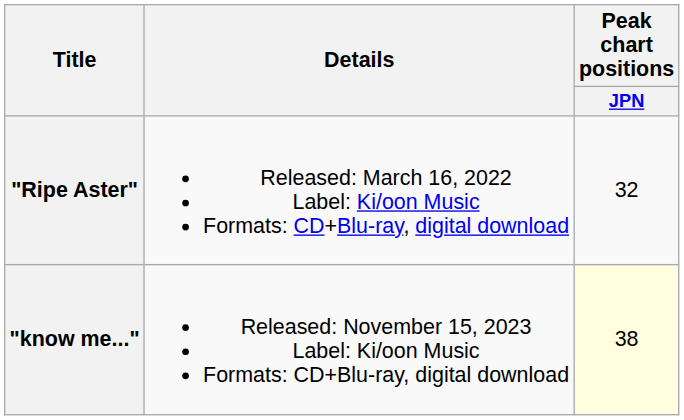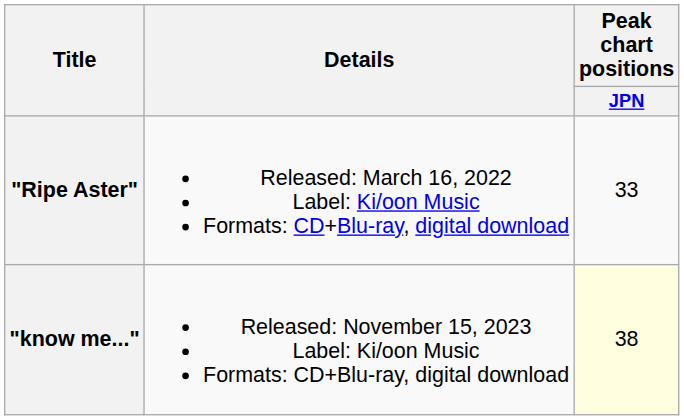(627, 190) 32 -> (627, 190) 33
